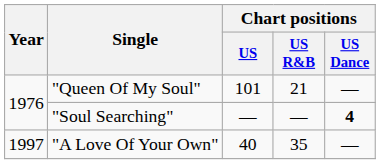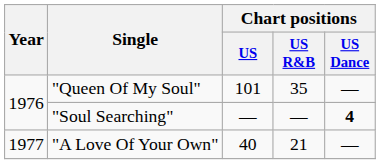(299, 88) 21 -> (299, 88) 35
(26, 144) 1997 -> (26, 144) 1977
(299, 144) 35 -> (299, 144) 21
